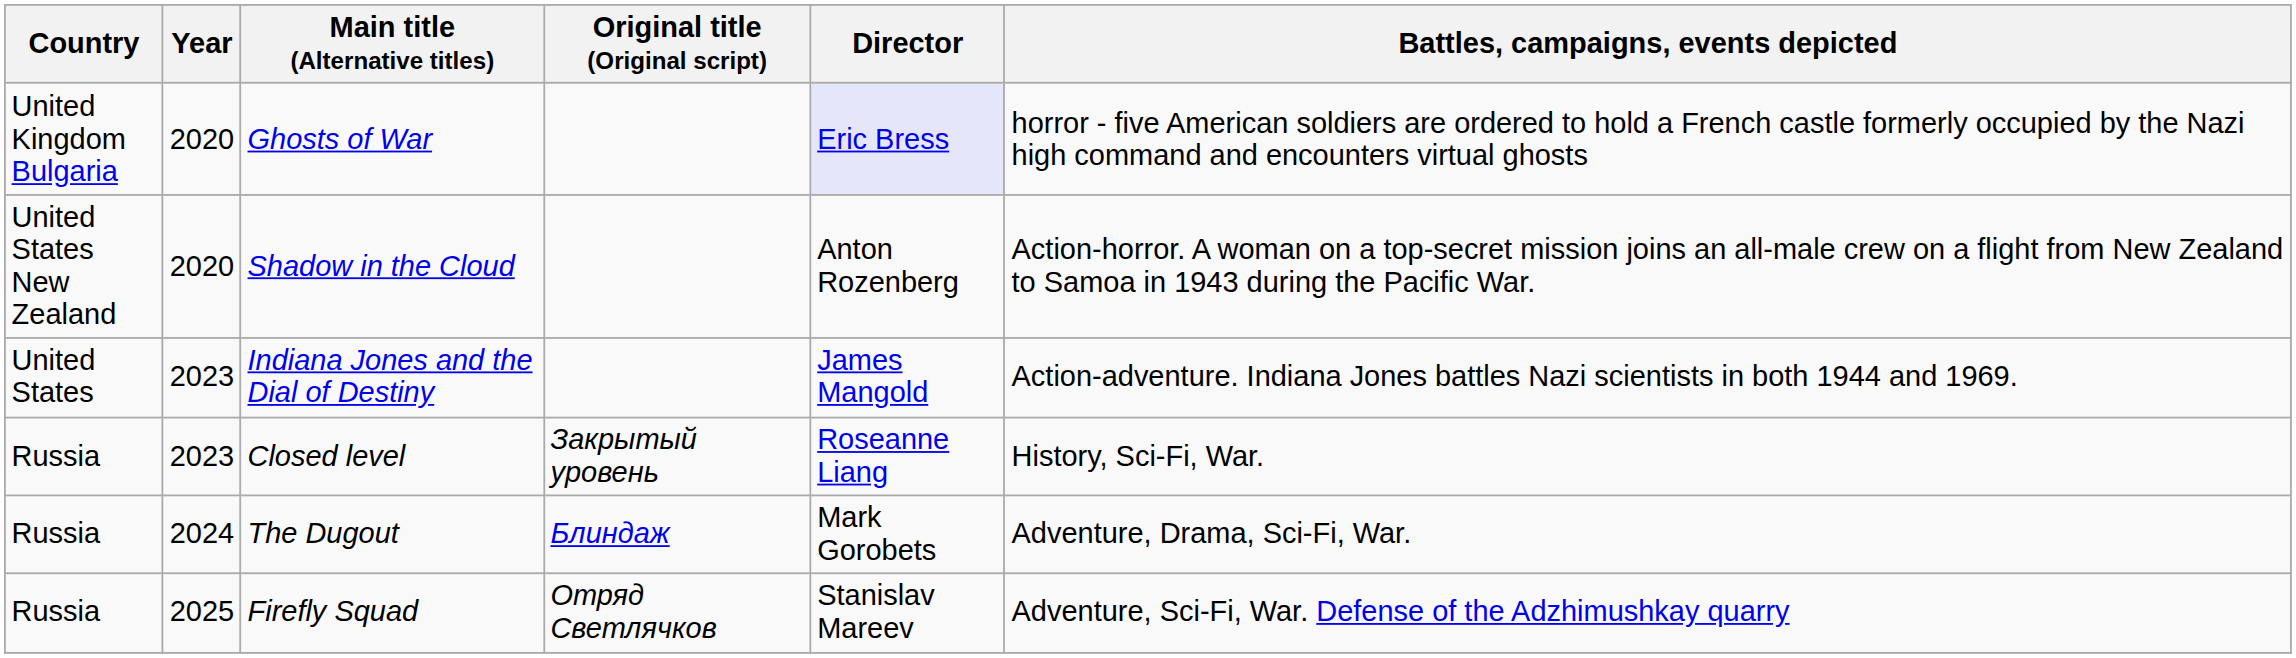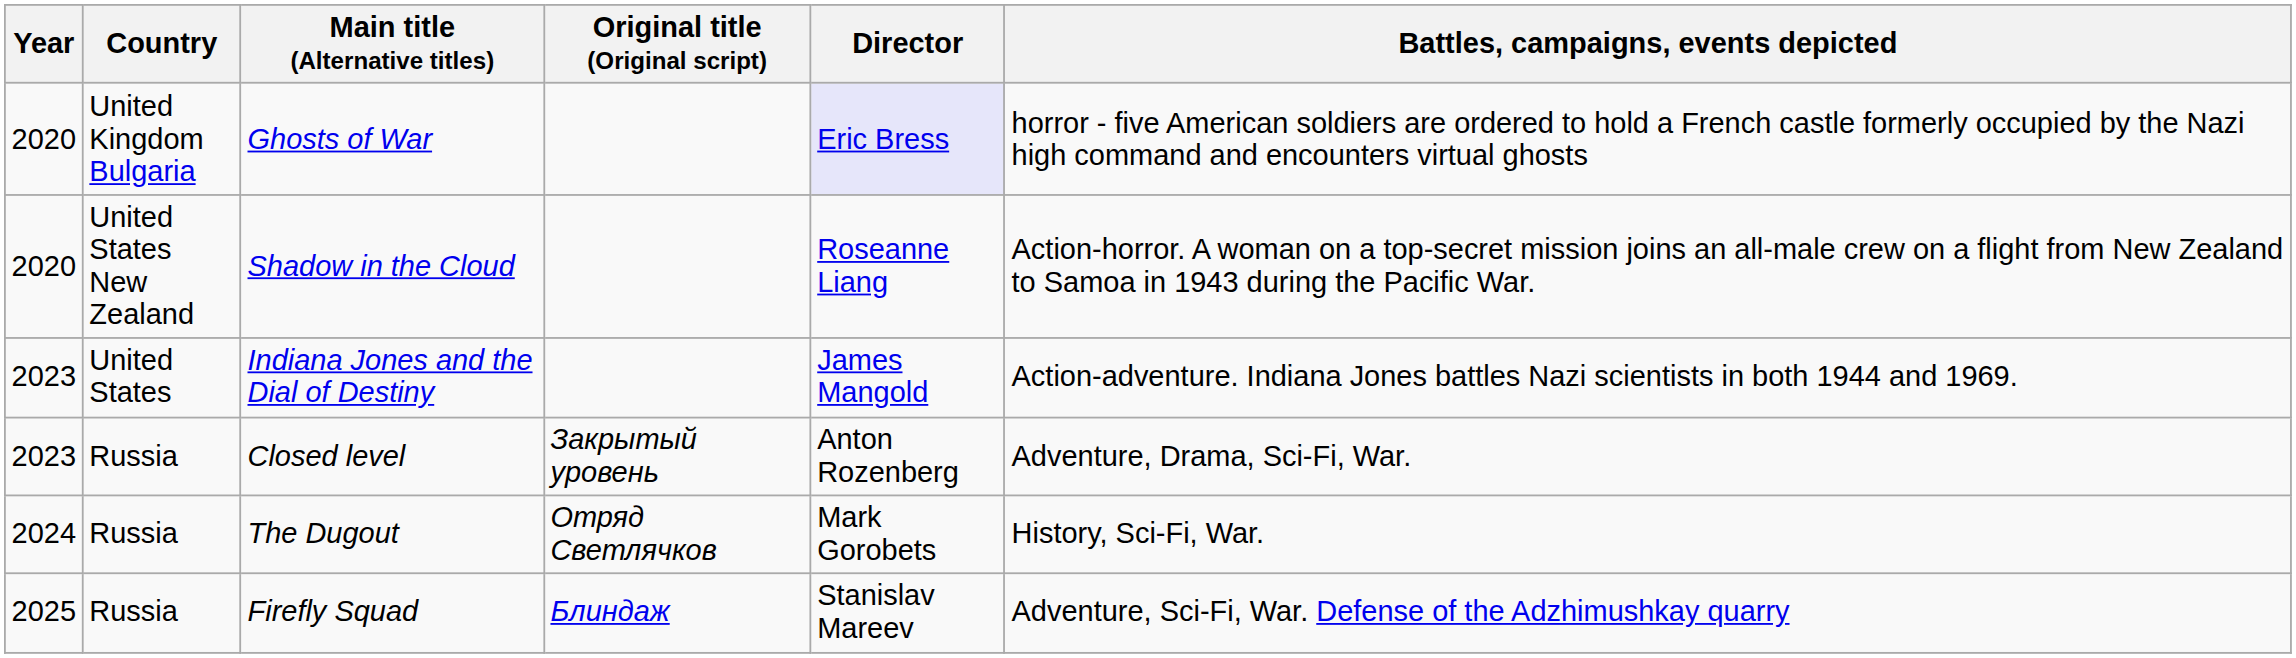columns swapped: (202, 43) <-> (84, 43)
(888, 265) Anton Rozenberg -> (883, 265) Roseanne Liang
(883, 455) Roseanne Liang -> (888, 455) Anton Rozenberg
(1138, 455) History, Sci-Fi, War. -> (1211, 455) Adventure, Drama, Sci-Fi, War.
(610, 534) Блиндаж -> (634, 534) Отряд Светлячков
(1211, 534) Adventure, Drama, Sci-Fi, War. -> (1138, 534) History, Sci-Fi, War.
(634, 612) Отряд Светлячков -> (610, 612) Блиндаж
